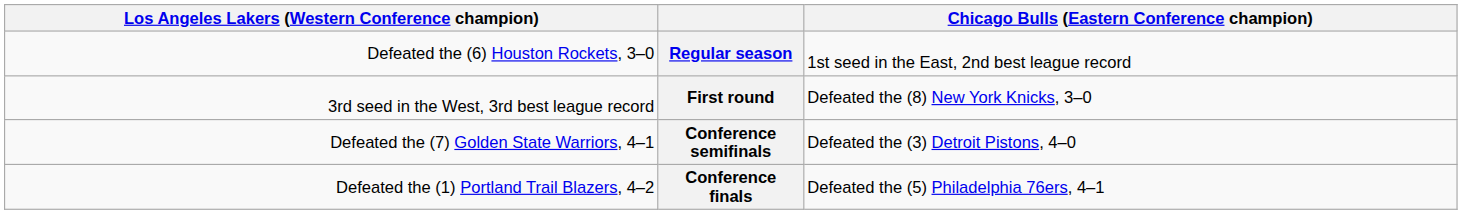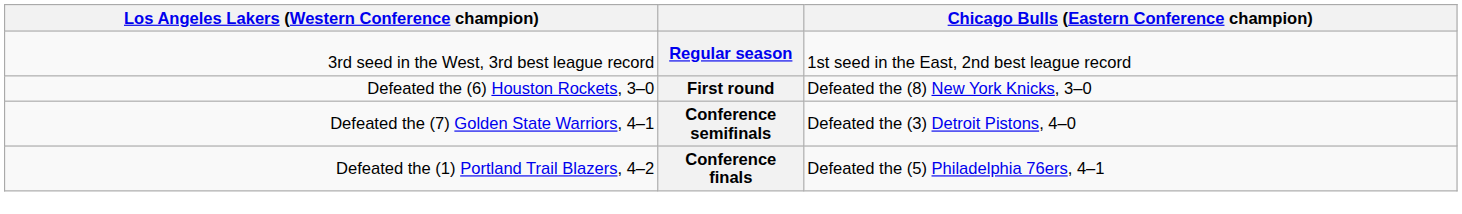(511, 53) Defeated the (6) Houston Rockets, 3–0 -> (491, 63) 3rd seed in the West, 3rd best league record
(491, 107) 3rd seed in the West, 3rd best league record -> (511, 89) Defeated the (6) Houston Rockets, 3–0
